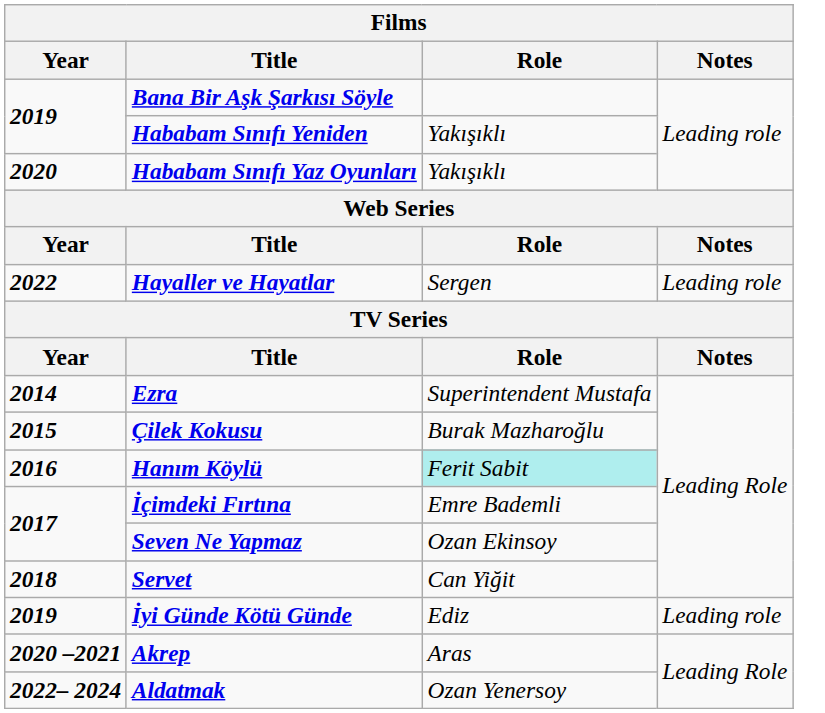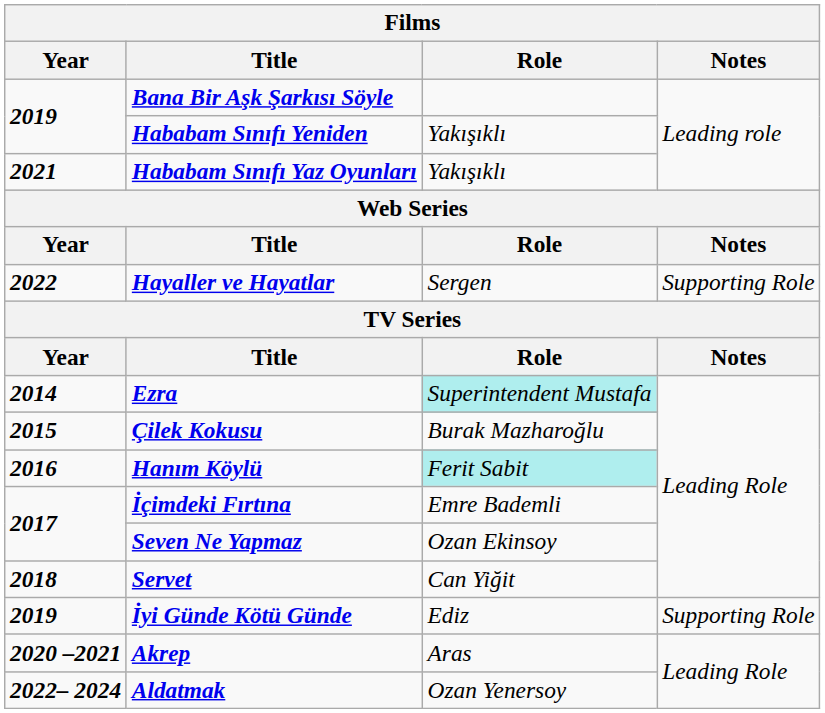(33, 171) 2020 -> (33, 171) 2021
(722, 282) Leading role -> (738, 282) Supporting Role
(539, 393) no background -> (539, 393) paleturquoise background
(722, 615) Leading role -> (738, 615) Supporting Role
